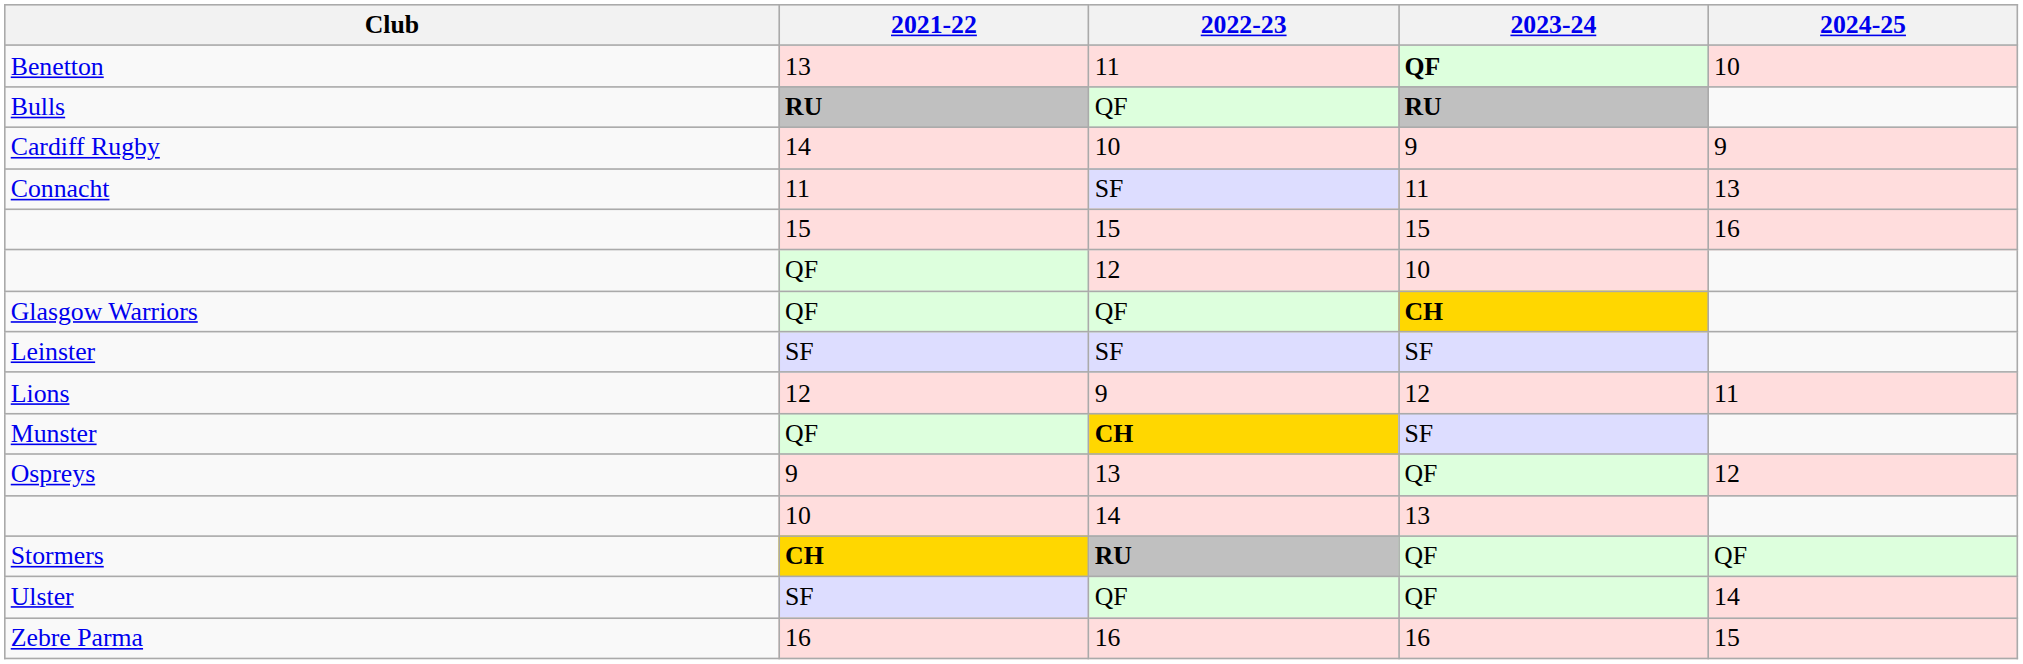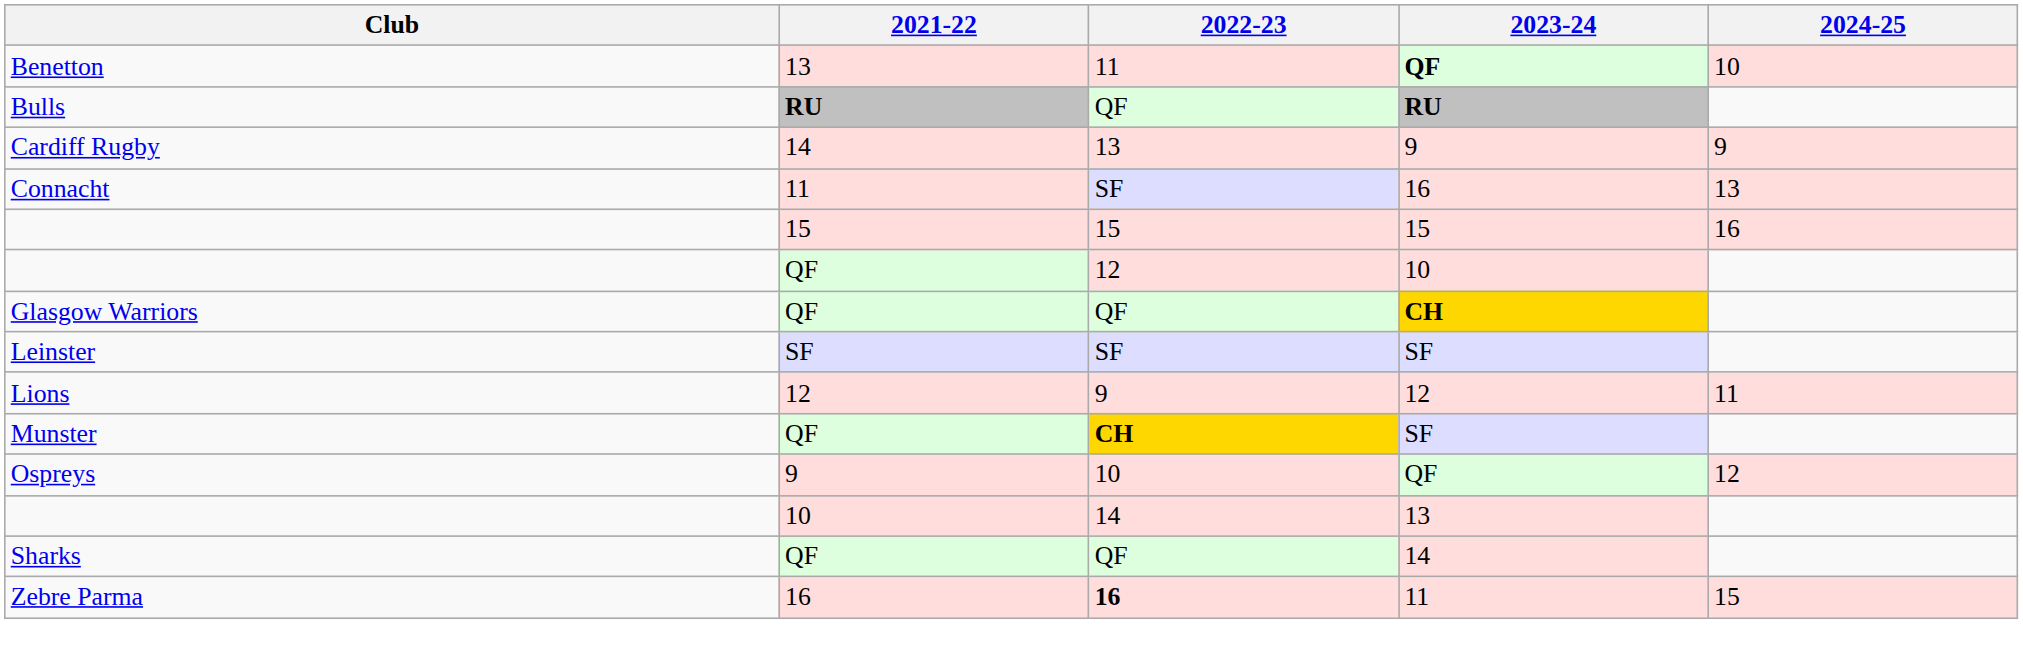(1108, 147) 10 -> (1108, 147) 13
(1417, 188) 11 -> (1417, 188) 16
(1108, 474) 13 -> (1108, 474) 10
+ row: (46, 556)
- row: (57, 556)
- row: (42, 596)
(1108, 637) normal -> (1108, 596) bold
(1417, 637) 16 -> (1417, 596) 11
